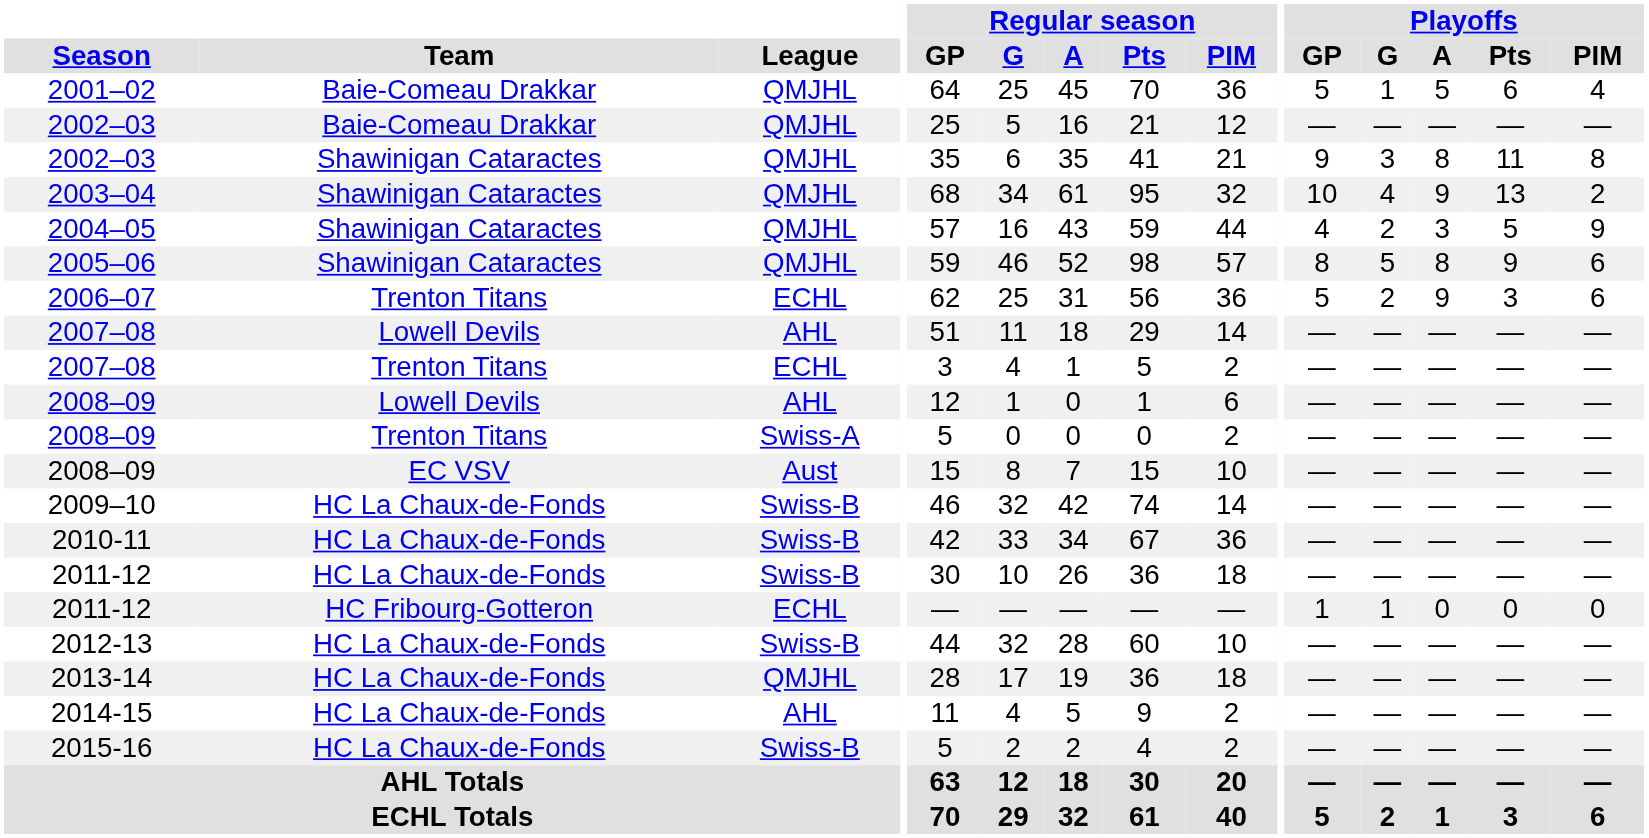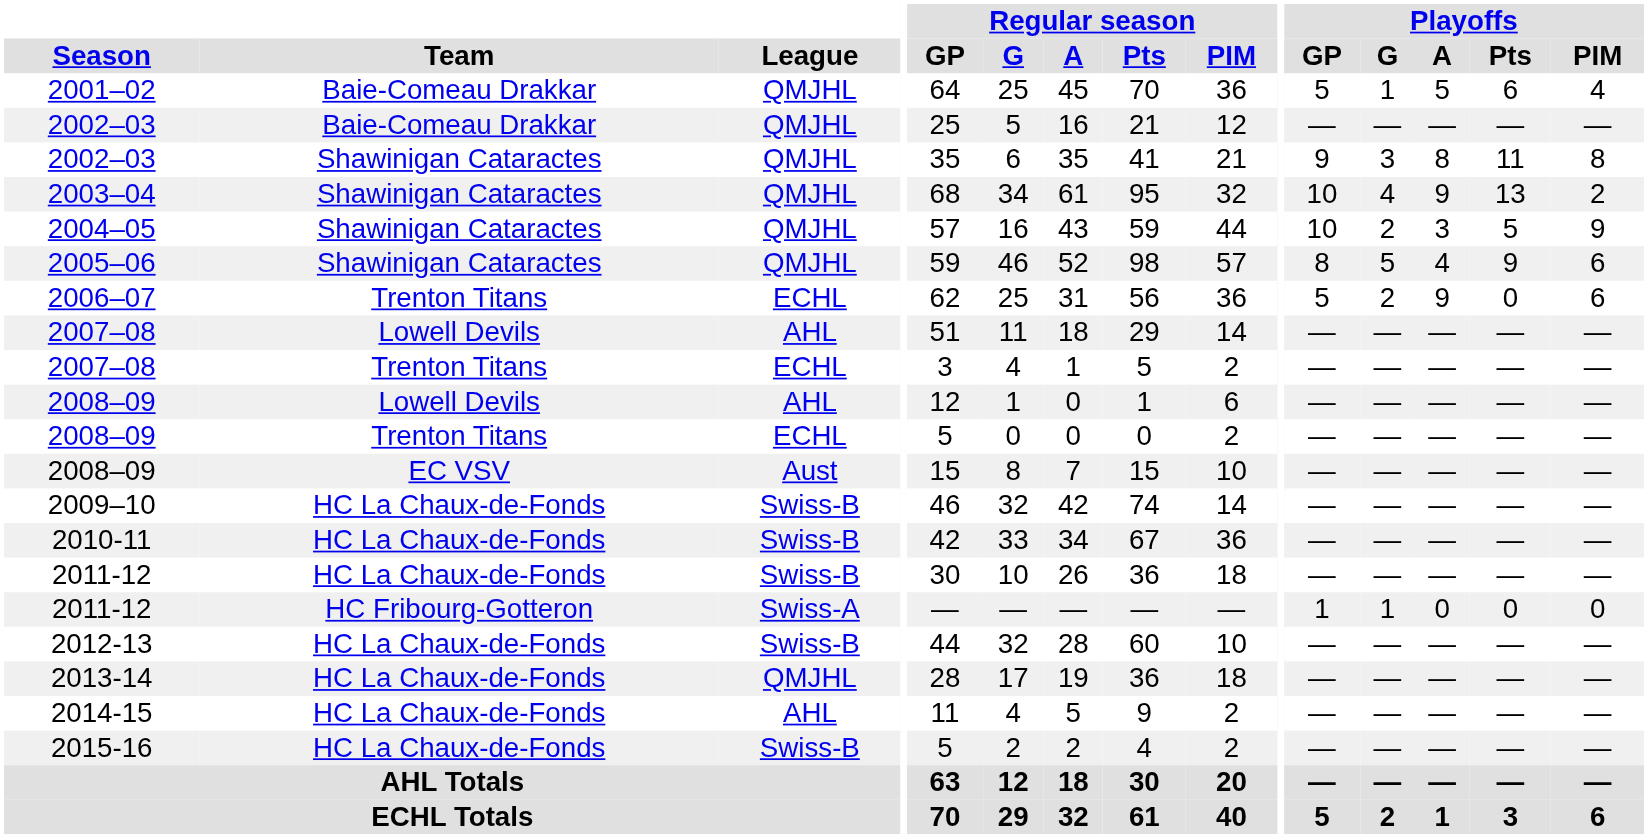(1322, 228) 4 -> (1322, 228) 10
(1442, 263) 8 -> (1442, 263) 4
(1510, 297) 3 -> (1510, 297) 0
(810, 436) Swiss-A -> (810, 436) ECHL
(810, 609) ECHL -> (810, 609) Swiss-A
